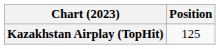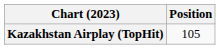(191, 34) 125 -> (191, 34) 105
